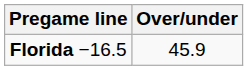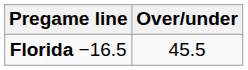(187, 49) 45.9 -> (187, 49) 45.5
